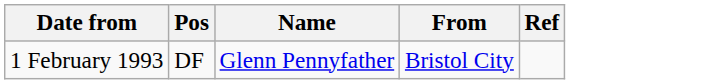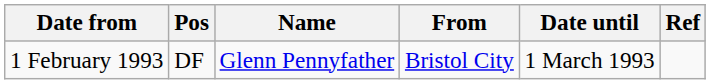+ column: (590, 22)
